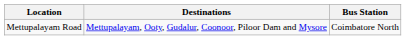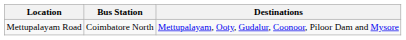columns swapped: (365, 11) <-> (207, 11)
